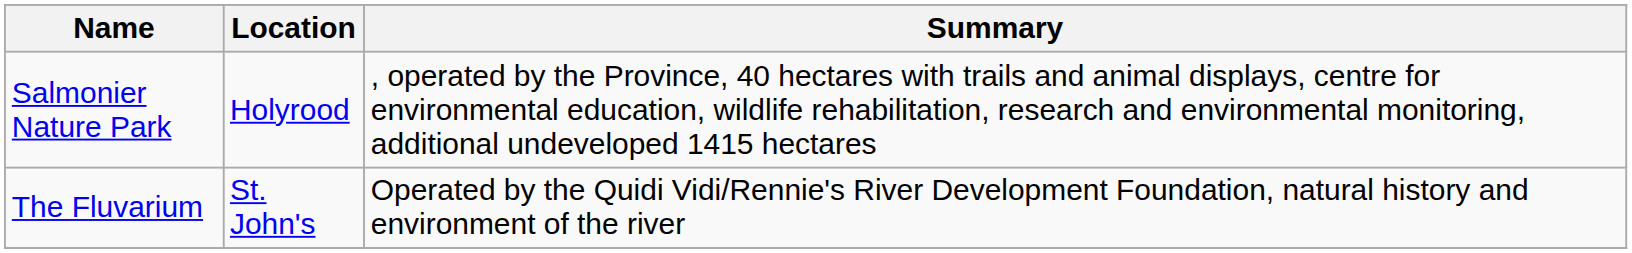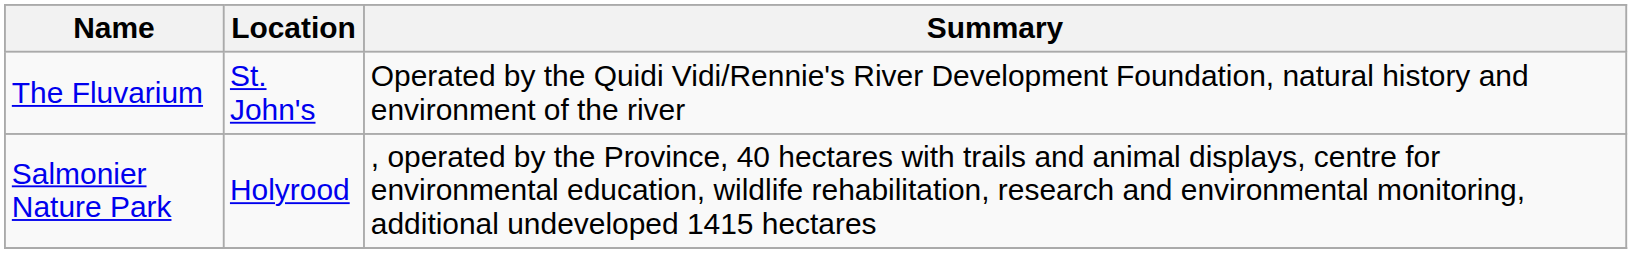rows swapped: (107, 207) <-> (92, 109)
